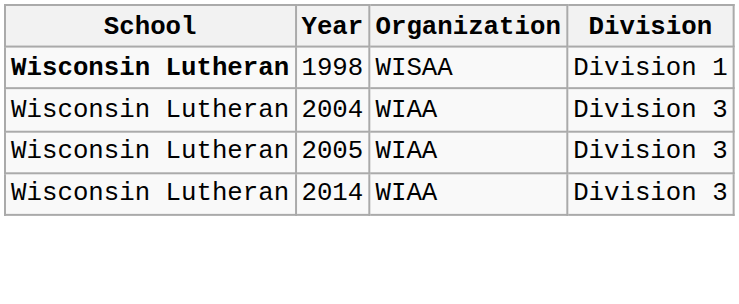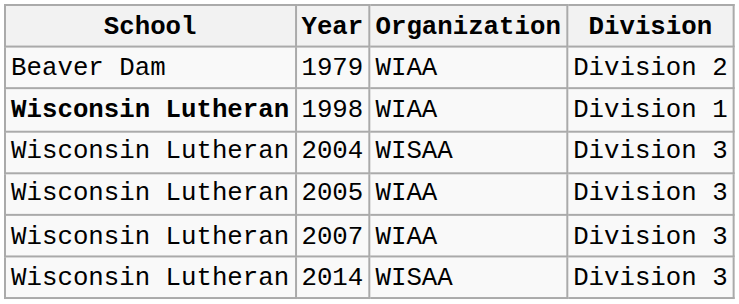+ row: (332, 68)
(414, 68) WISAA -> (406, 110) WIAA
(406, 110) WIAA -> (414, 152) WISAA
+ row: (332, 236)
(406, 194) WIAA -> (414, 278) WISAA
